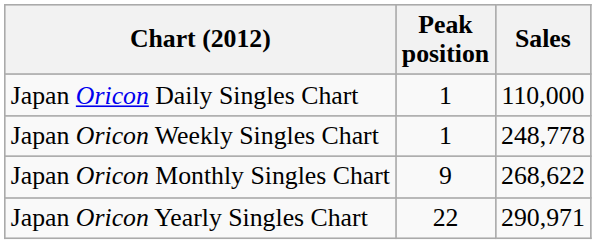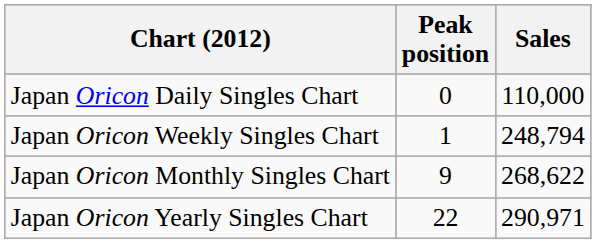(446, 94) 1 -> (446, 94) 0
(543, 135) 248,778 -> (543, 135) 248,794
